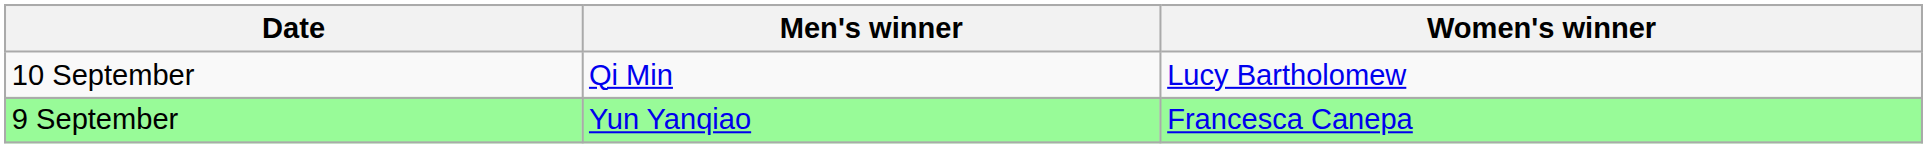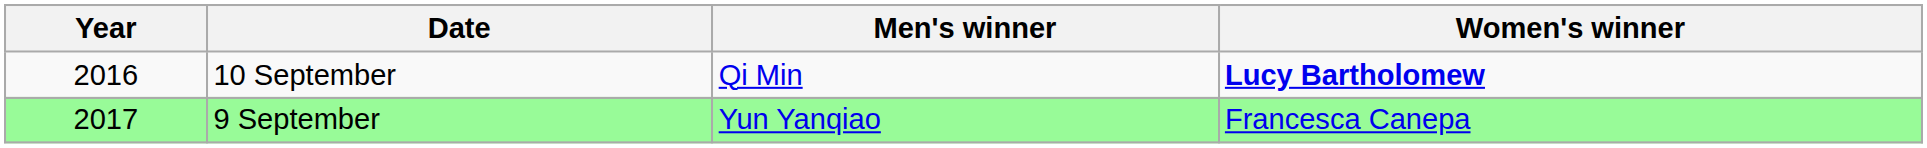+ column: (106, 28)
(1287, 74) normal -> (1355, 74) bold
